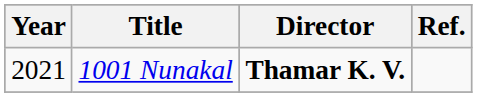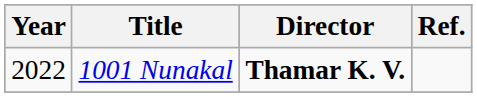(39, 69) 2021 -> (39, 69) 2022
